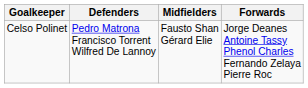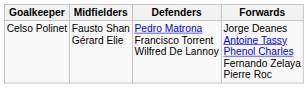columns swapped: (114, 12) <-> (190, 12)
